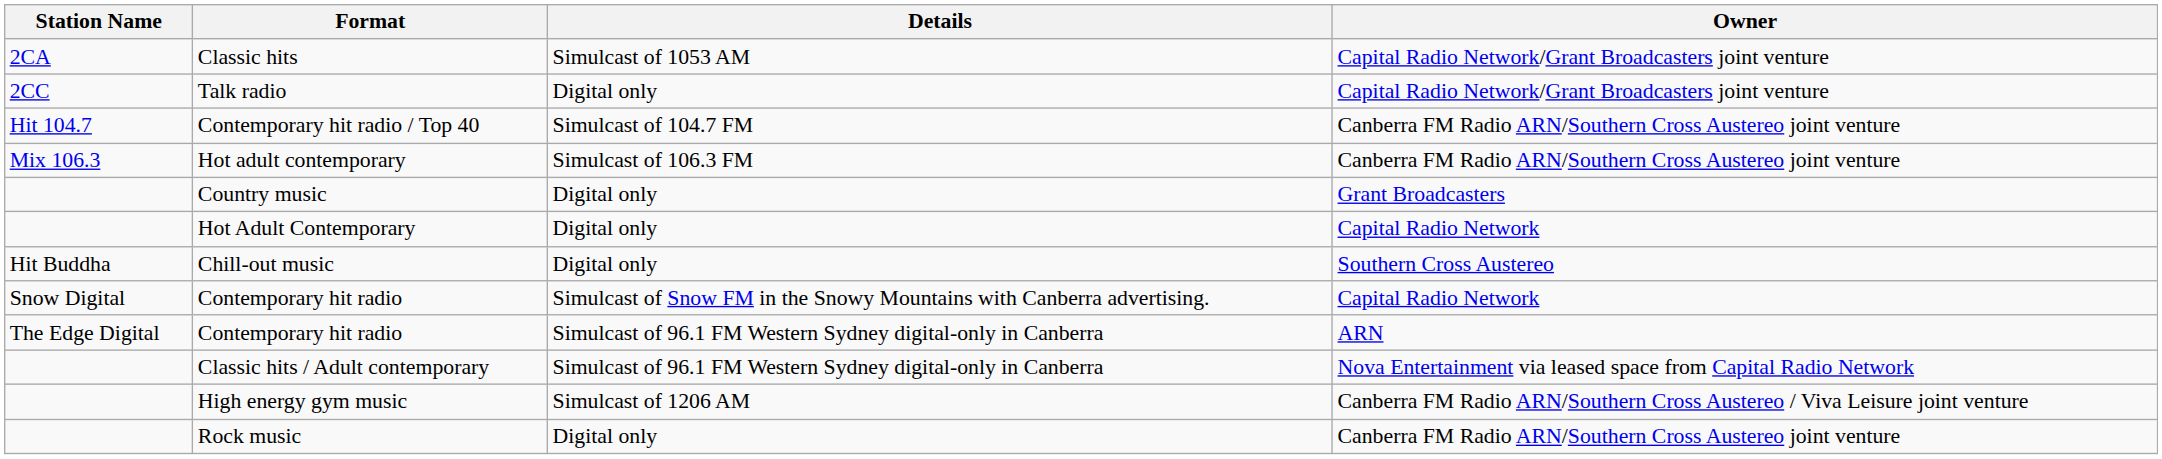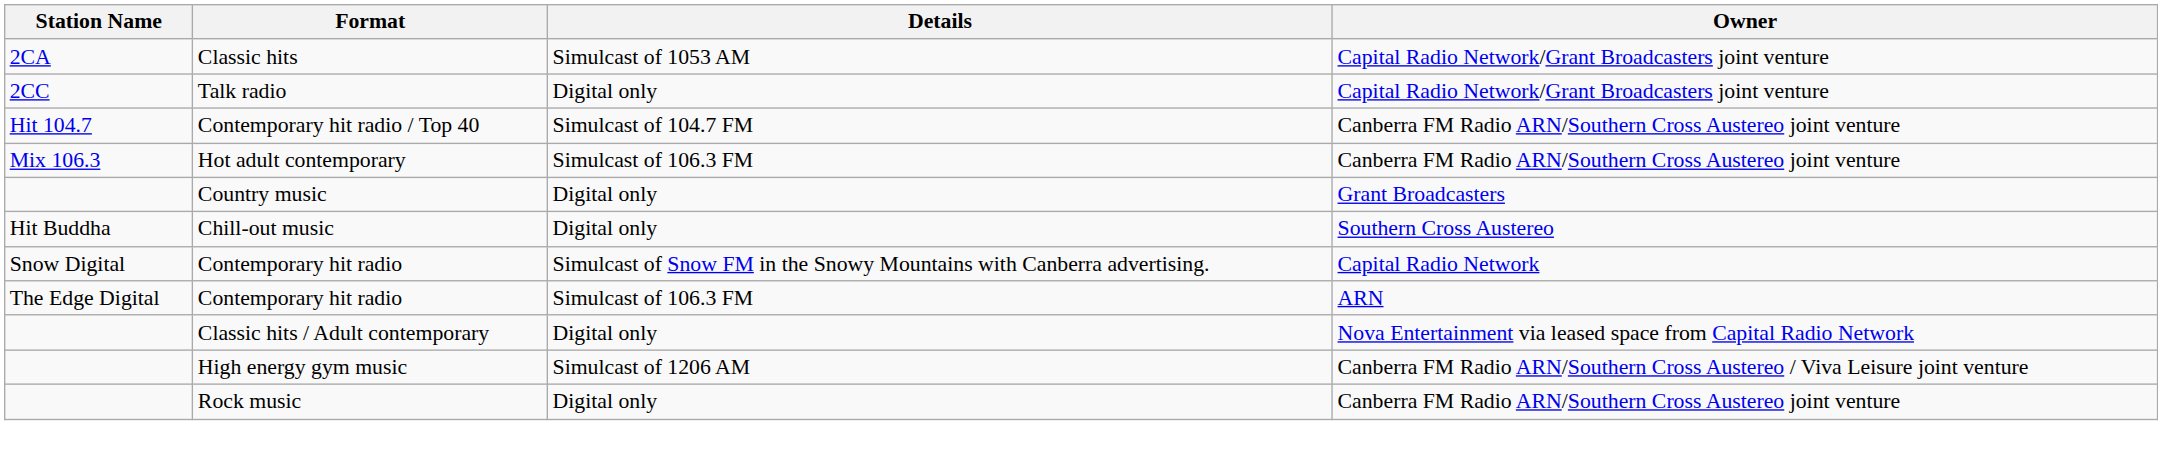- row: (99, 229)
(828, 332) Simulcast of 96.1 FM Western Sydney digital-only in Canberra -> (653, 297) Simulcast of 106.3 FM
(828, 366) Simulcast of 96.1 FM Western Sydney digital-only in Canberra -> (605, 332) Digital only
